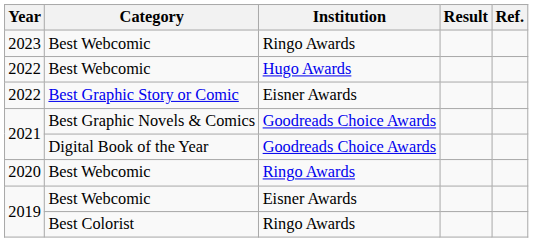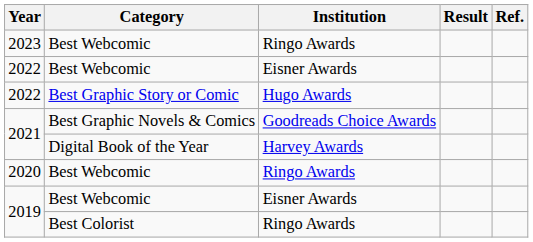(307, 69) Hugo Awards -> (310, 69) Eisner Awards
(310, 95) Eisner Awards -> (307, 95) Hugo Awards
(349, 146) Goodreads Choice Awards -> (313, 146) Harvey Awards
